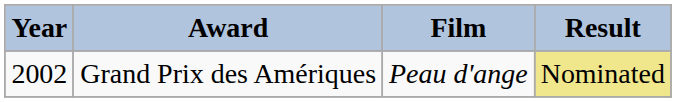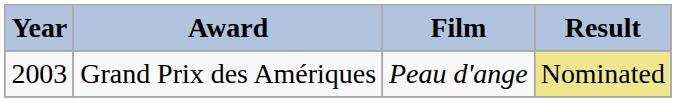(39, 73) 2002 -> (39, 73) 2003
